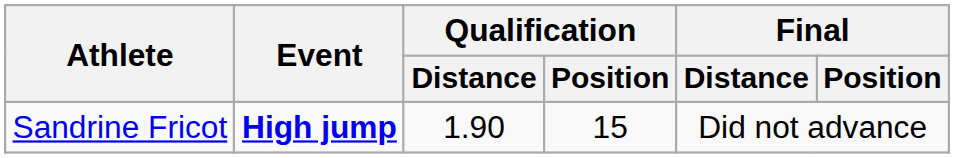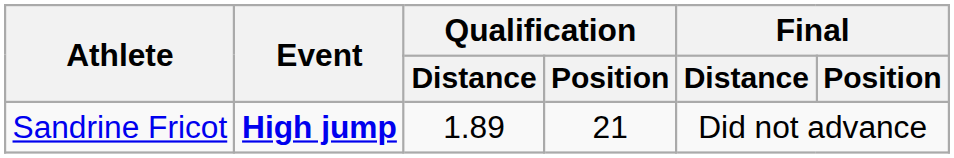(474, 128) 1.90 -> (474, 128) 1.89
(610, 128) 15 -> (610, 128) 21
